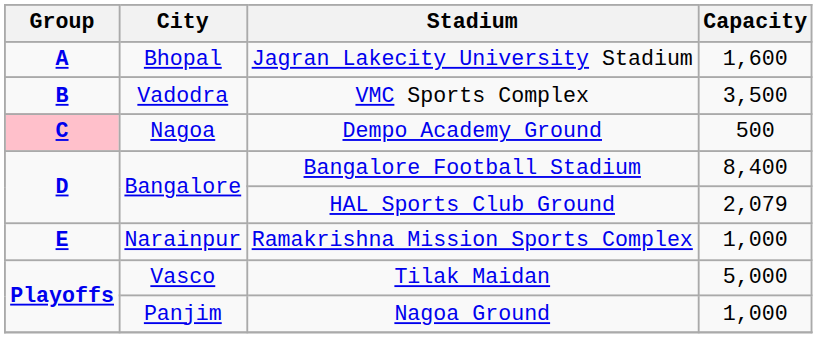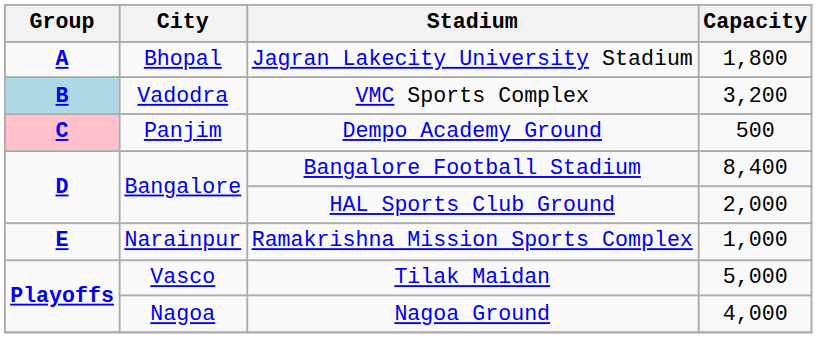(755, 59) 1,600 -> (755, 59) 1,800
(62, 96) no background -> (62, 96) lightblue background
(755, 96) 3,500 -> (755, 96) 3,200
(183, 132) Nagoa -> (183, 132) Panjim
(755, 205) 2,079 -> (755, 205) 2,000
(183, 314) Panjim -> (183, 314) Nagoa
(755, 314) 1,000 -> (755, 314) 4,000
